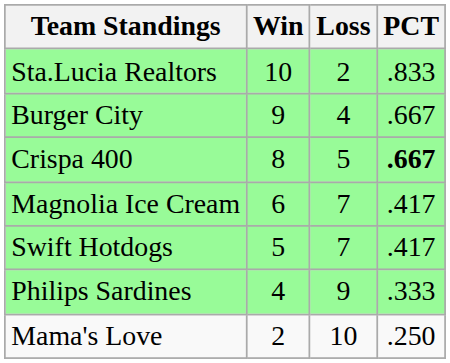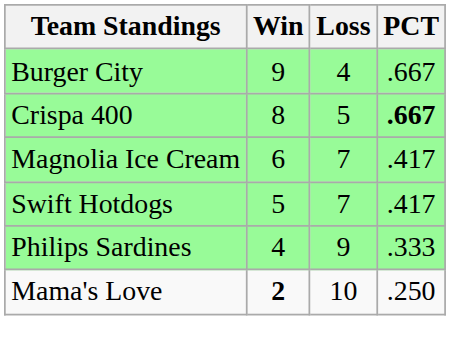- row: (114, 70)
(278, 335) normal -> (278, 291) bold
